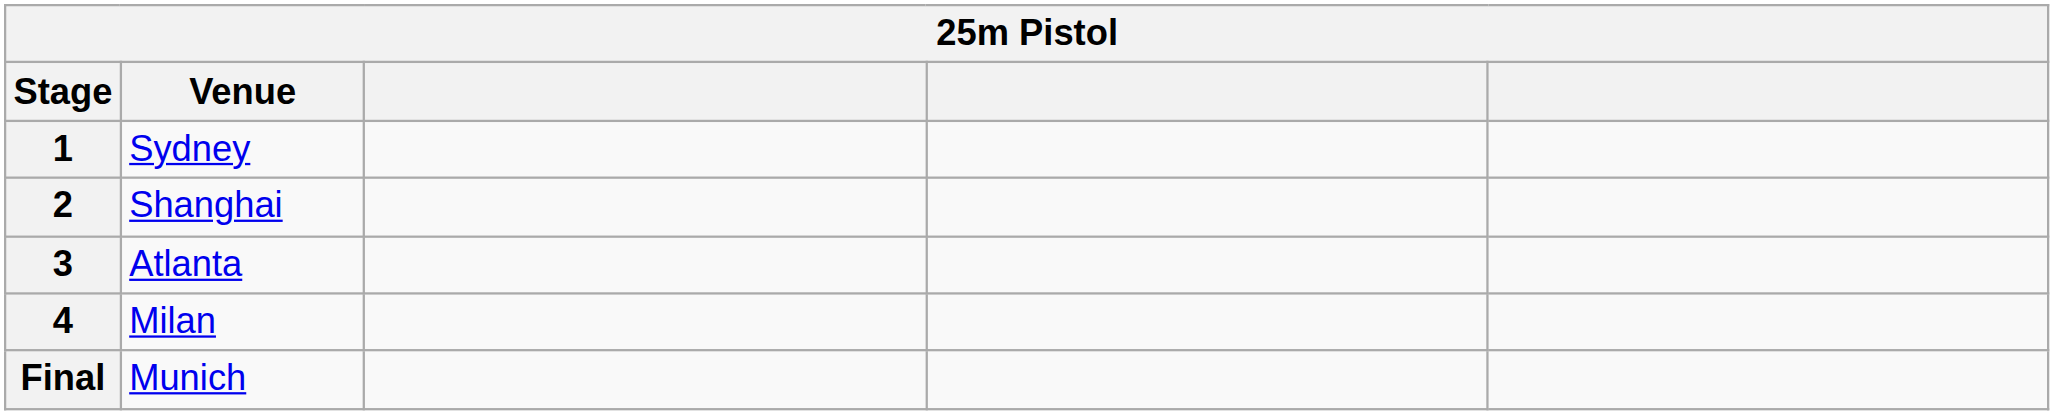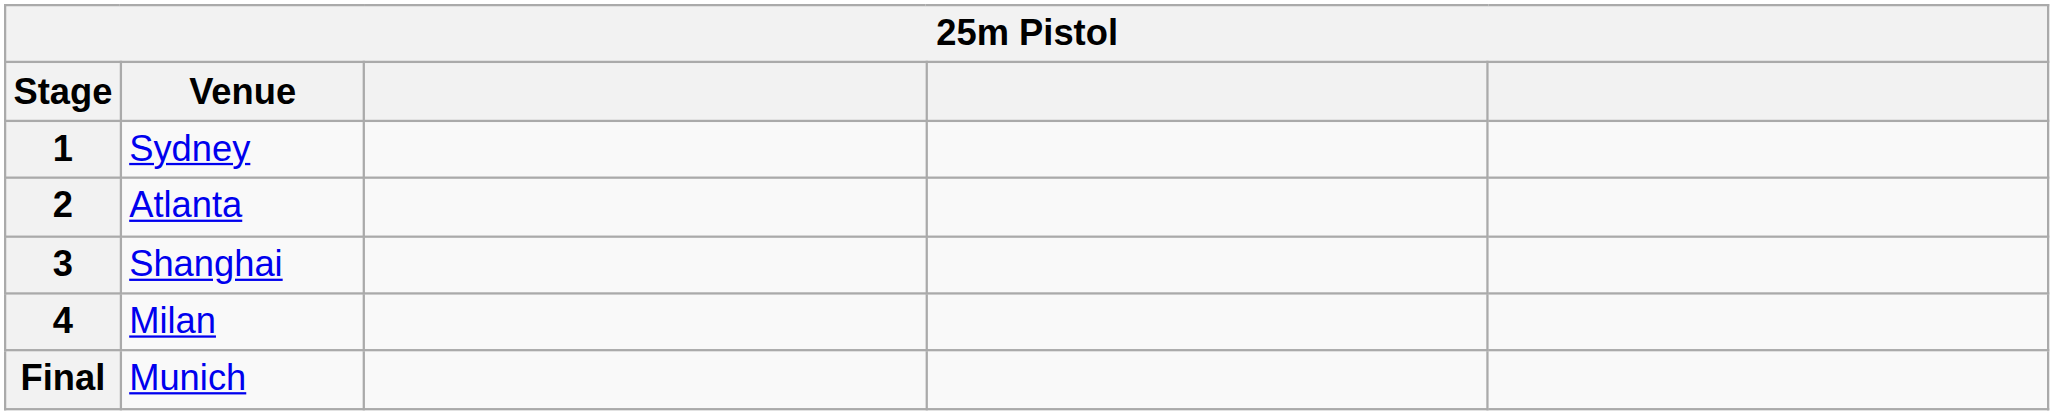(206, 206) Shanghai -> (186, 206) Atlanta
(186, 263) Atlanta -> (206, 263) Shanghai
